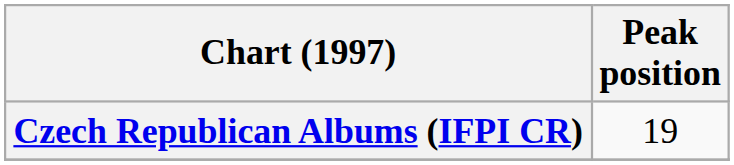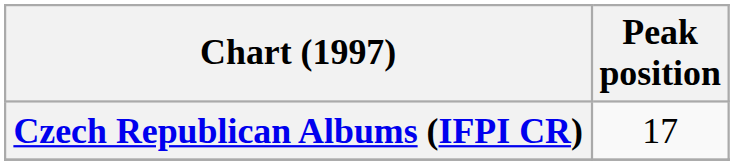(660, 130) 19 -> (660, 130) 17
